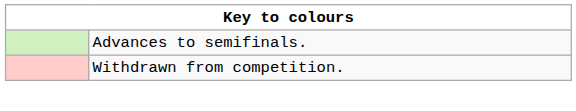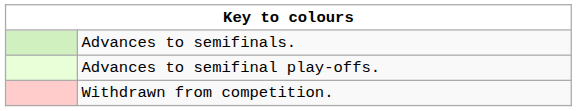+ row: (231, 68)
